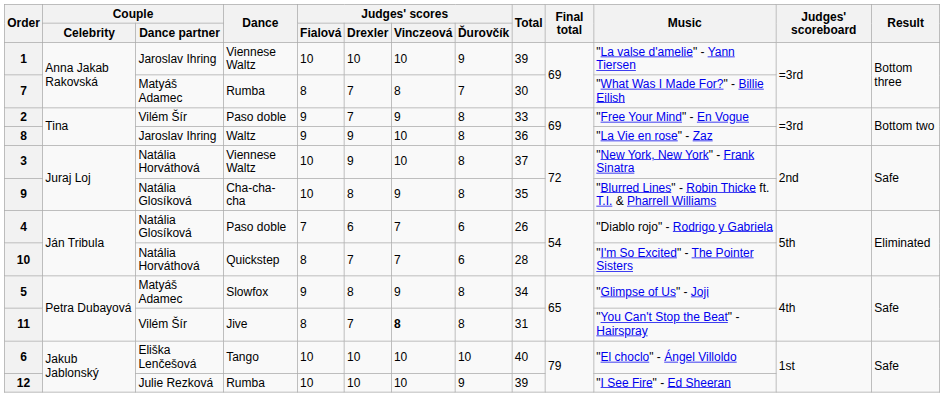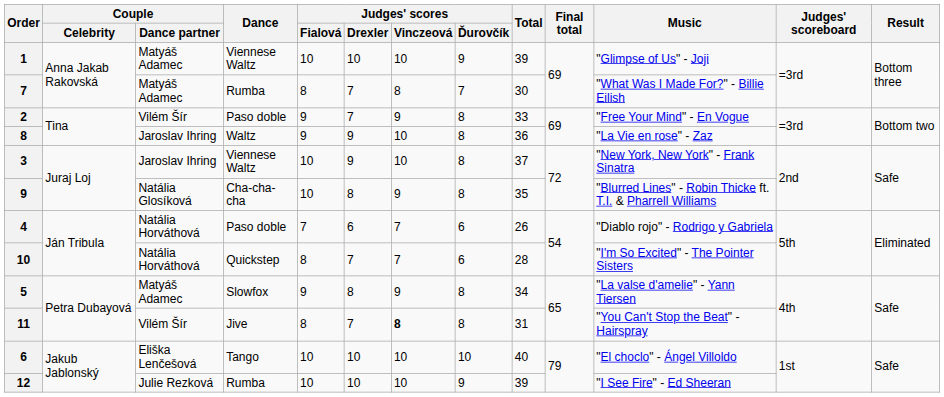(177, 58) Jaroslav Ihring -> (160, 58) Matyáš Adamec
(666, 58) "La valse d'amelie" - Yann Tiersen -> (653, 58) "Glimpse of Us" - Joji
(169, 161) Natália Horváthová -> (177, 161) Jaroslav Ihring
(165, 227) Natália Glosíková -> (169, 227) Natália Horváthová
(653, 292) "Glimpse of Us" - Joji -> (666, 292) "La valse d'amelie" - Yann Tiersen
